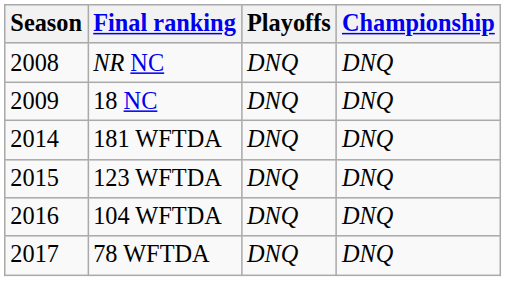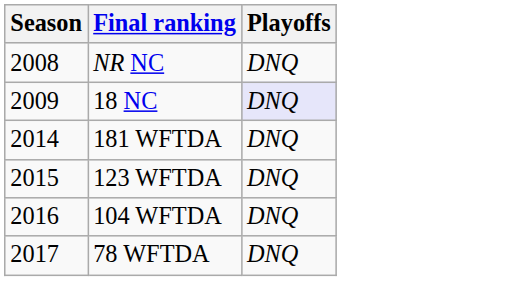- column: (418, 23)
(273, 100) no background -> (273, 100) lavender background
